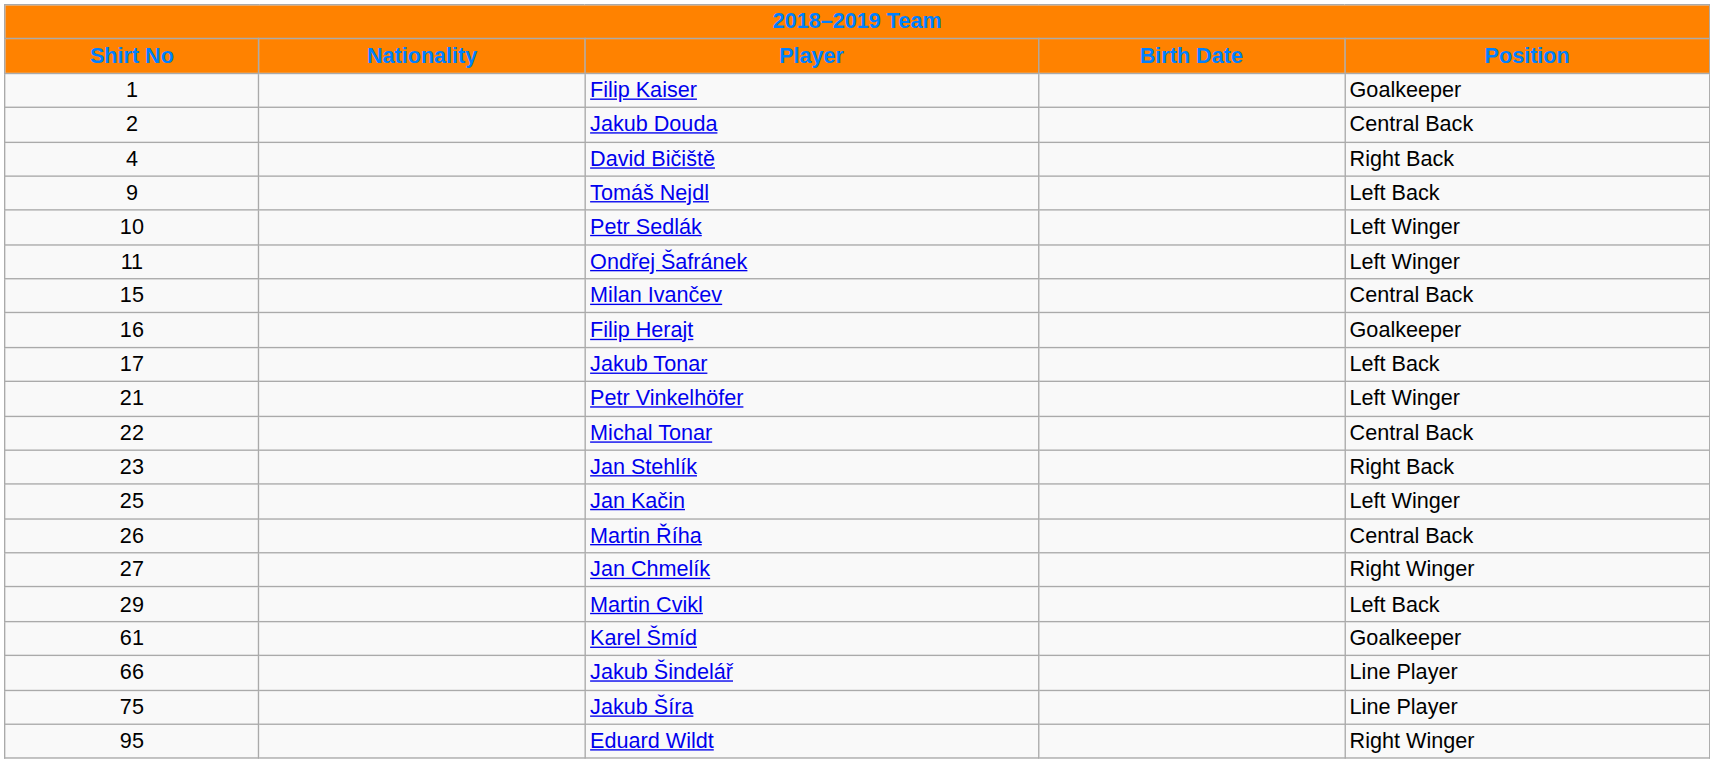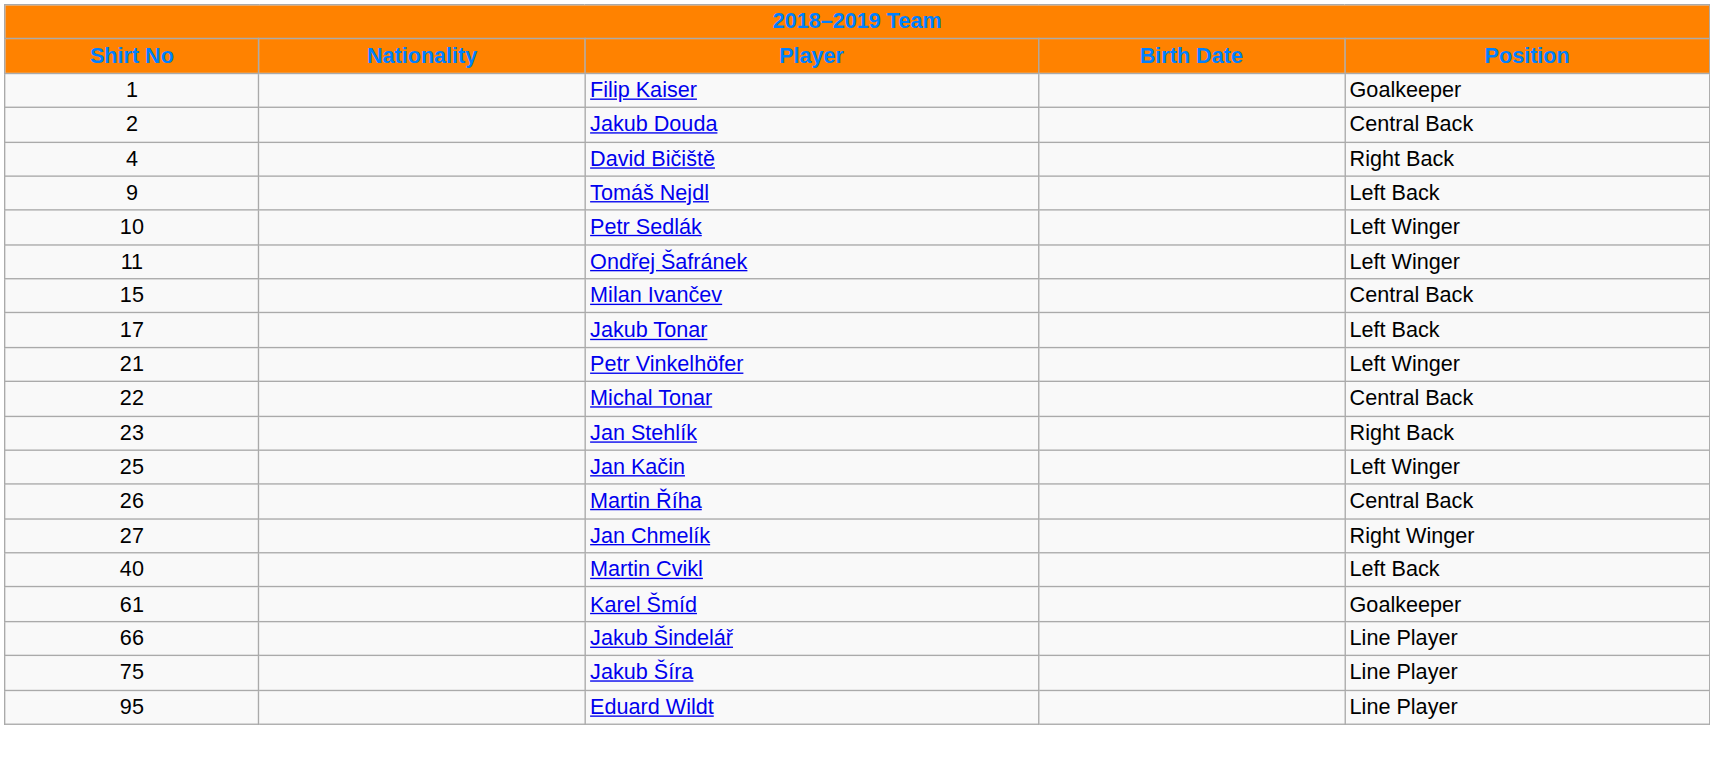- row: (642, 329)
(132, 603) 29 -> (132, 569) 40
(1412, 741) Right Winger -> (1404, 706) Line Player
